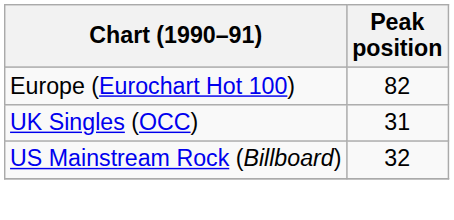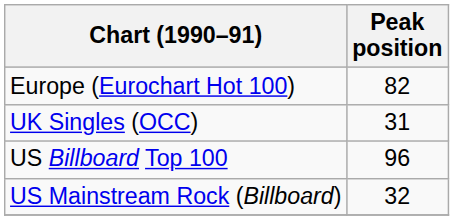+ row: (119, 159)
